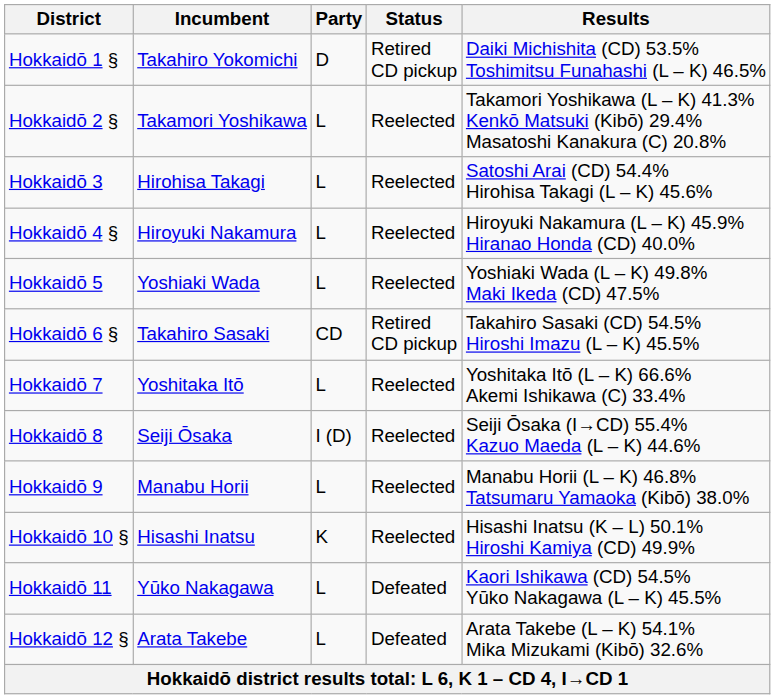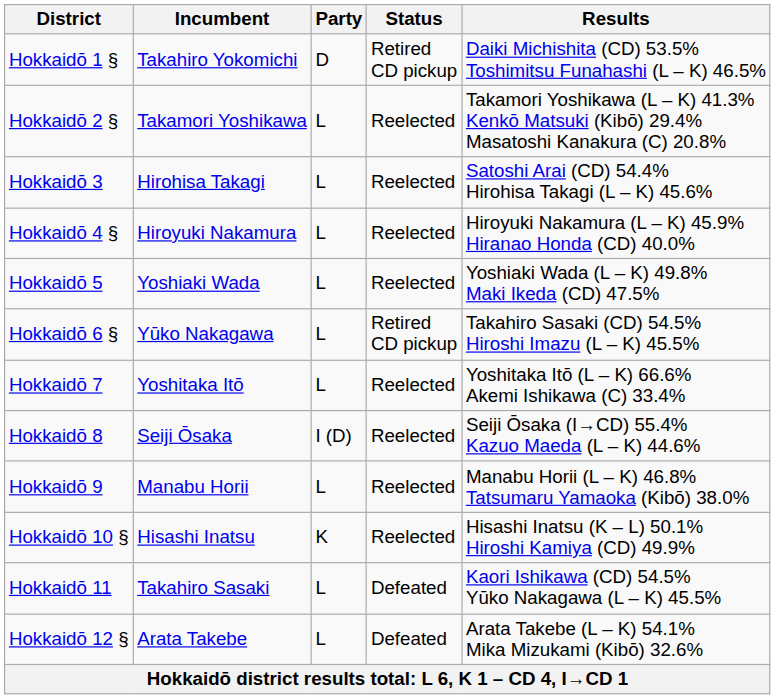(203, 334) Takahiro Sasaki -> (205, 334) Yūko Nakagawa
(329, 334) CD -> (321, 334) L
(205, 588) Yūko Nakagawa -> (203, 588) Takahiro Sasaki
